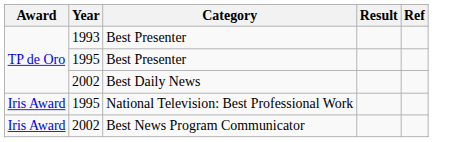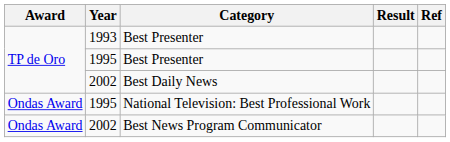(37, 103) Iris Award -> (45, 103) Ondas Award
(37, 125) Iris Award -> (45, 125) Ondas Award
